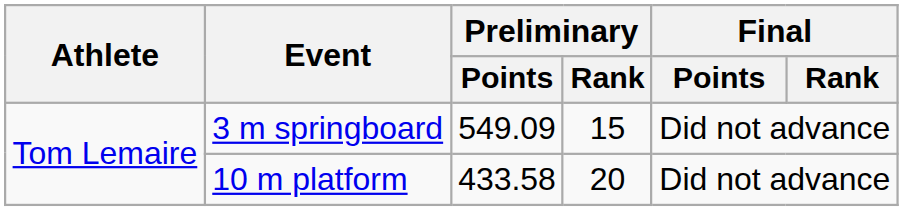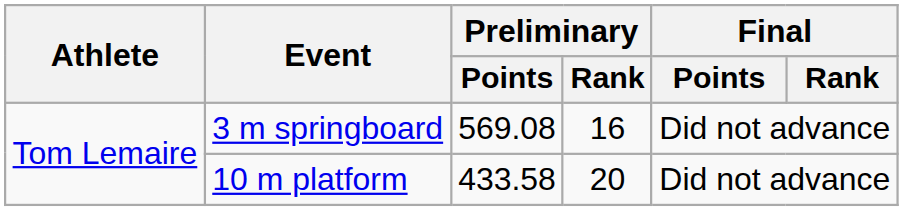(507, 129) 549.09 -> (507, 129) 569.08
(608, 129) 15 -> (608, 129) 16
